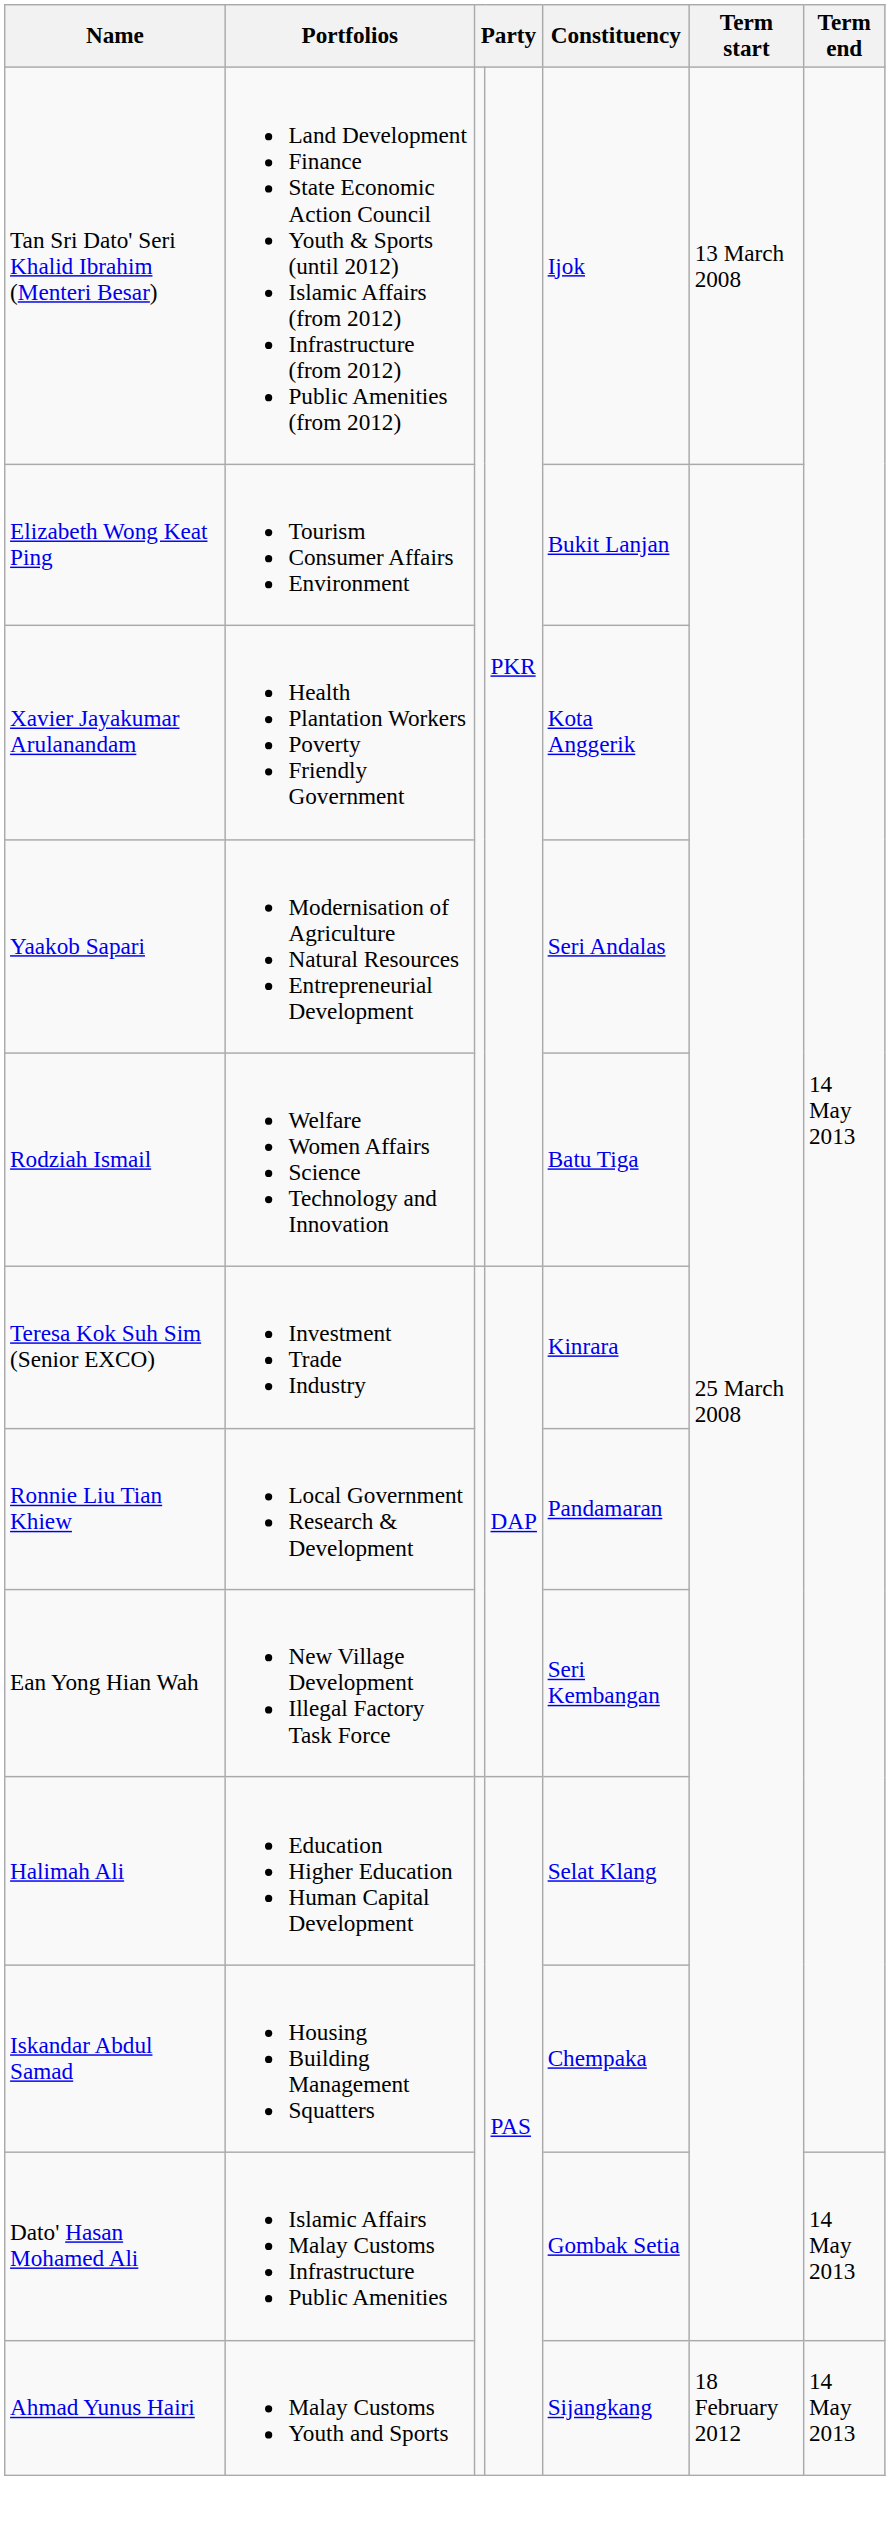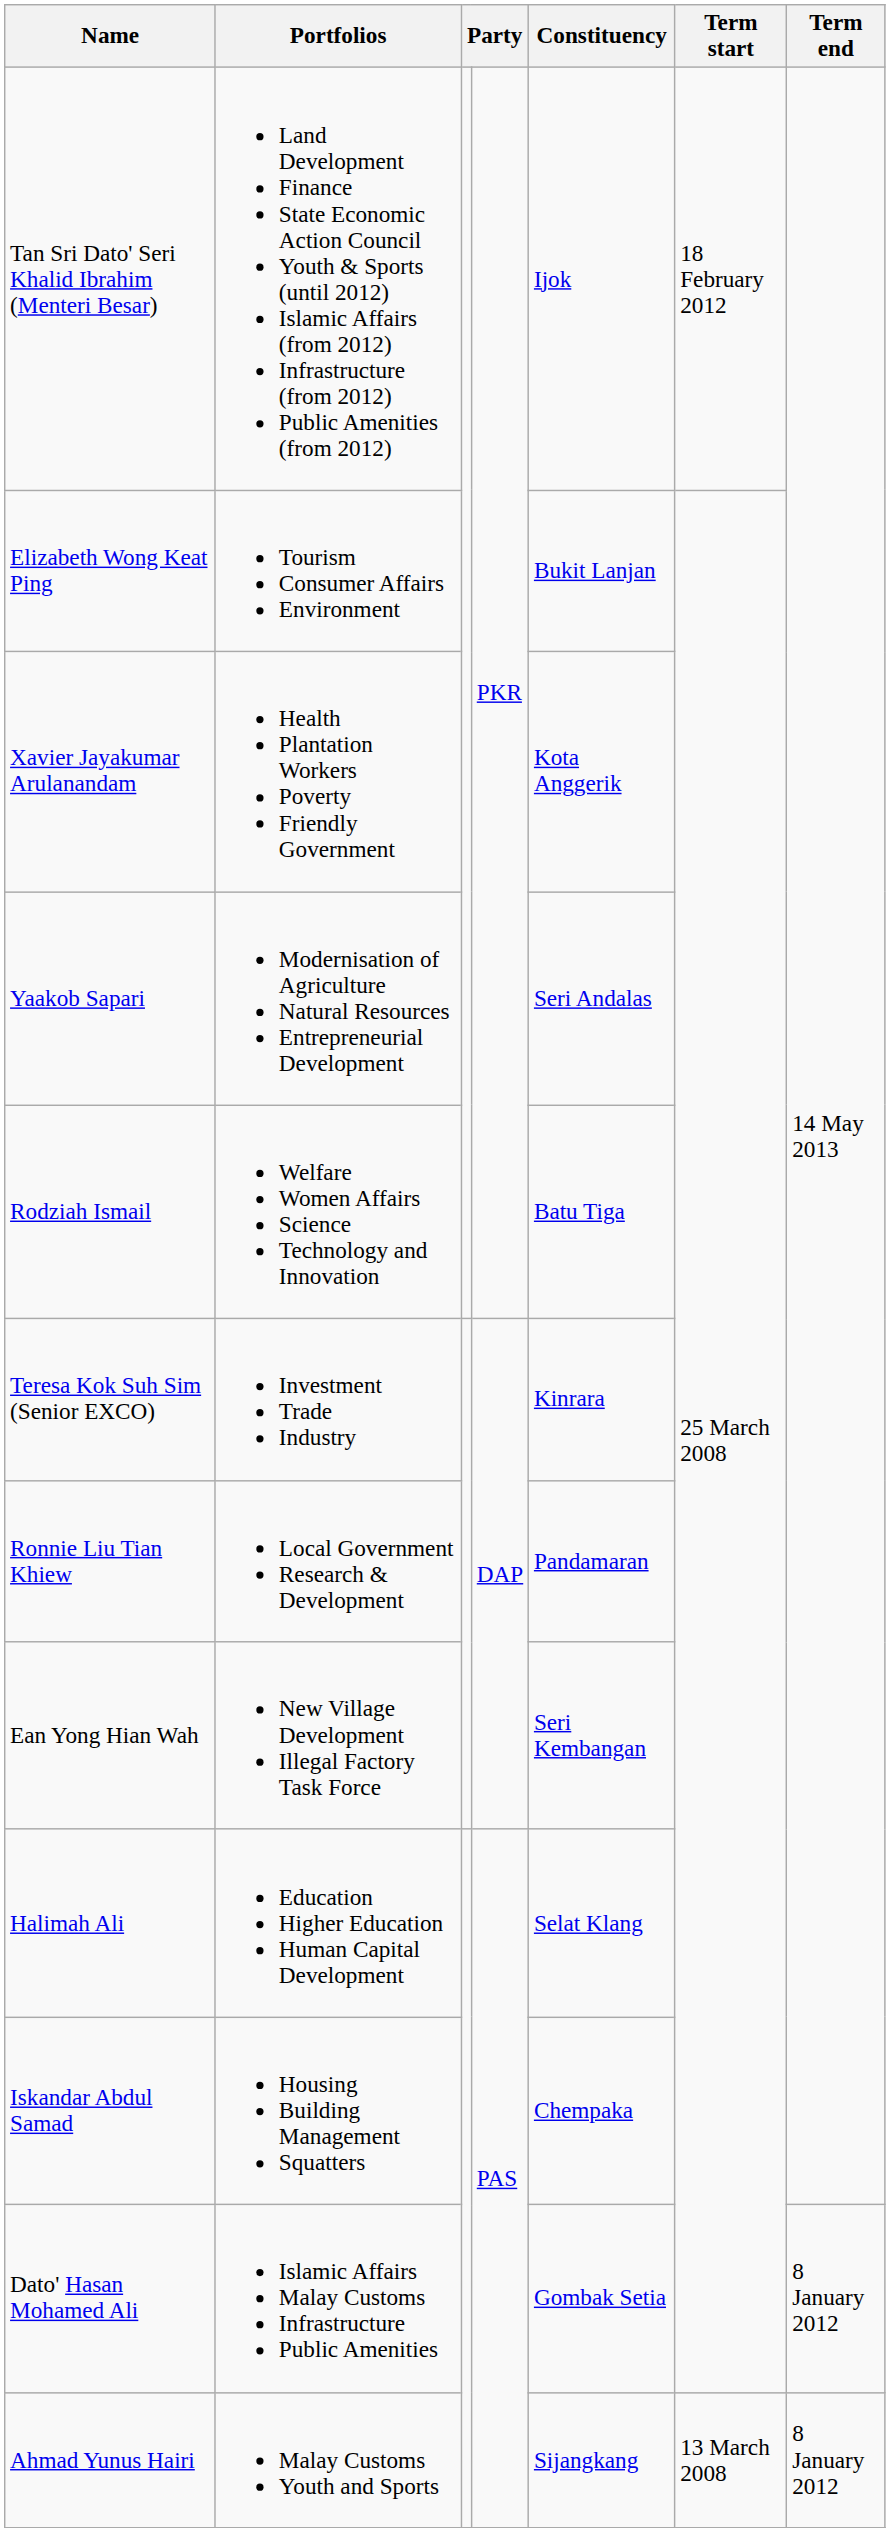(739, 265) 13 March 2008 -> (722, 278) 18 February 2012
(832, 2245) 14 May 2013 -> (828, 2298) 8 January 2012
(737, 2407) 18 February 2012 -> (725, 2459) 13 March 2008
(832, 2407) 14 May 2013 -> (828, 2459) 8 January 2012
